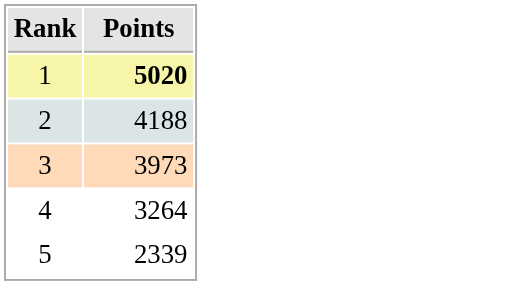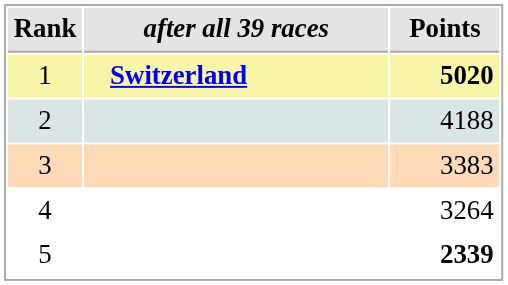+ column: (236, 28)
(161, 165) 3973 -> (467, 165) 3383
(161, 255) normal -> (467, 255) bold
